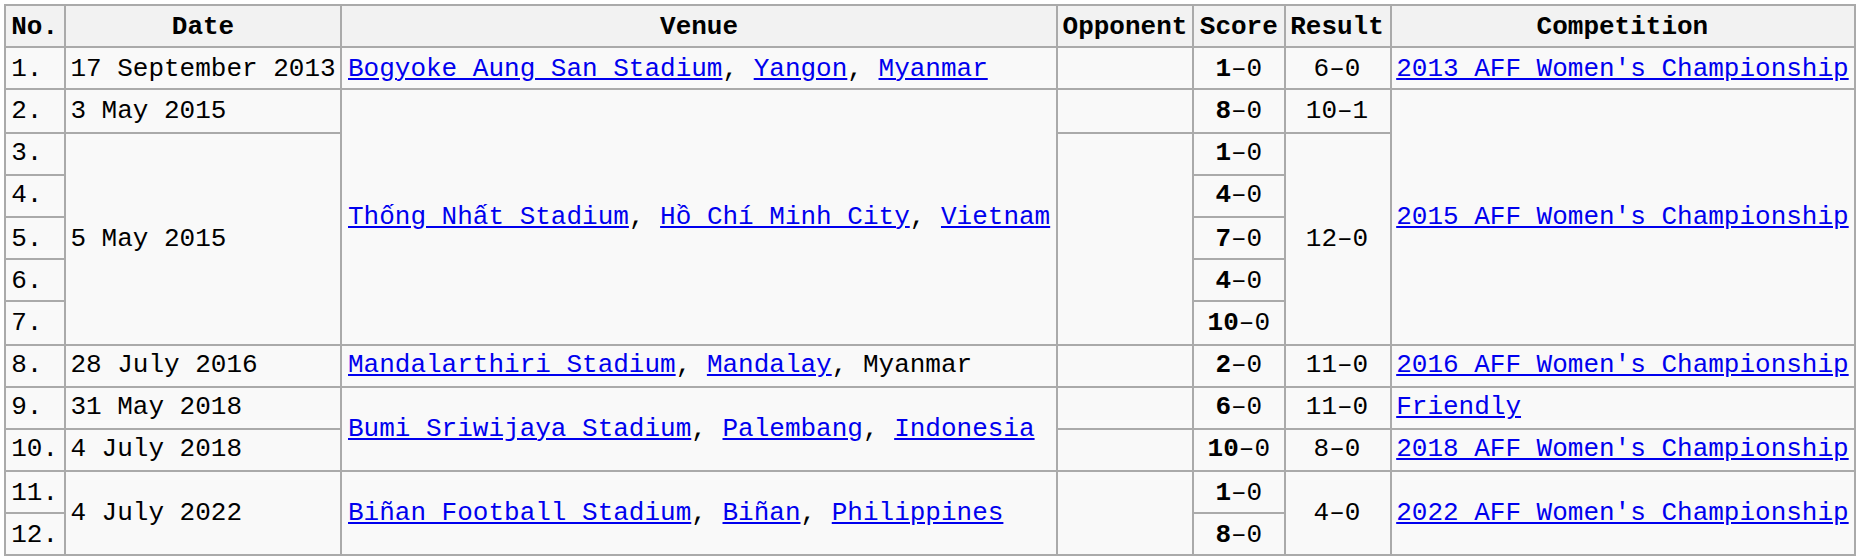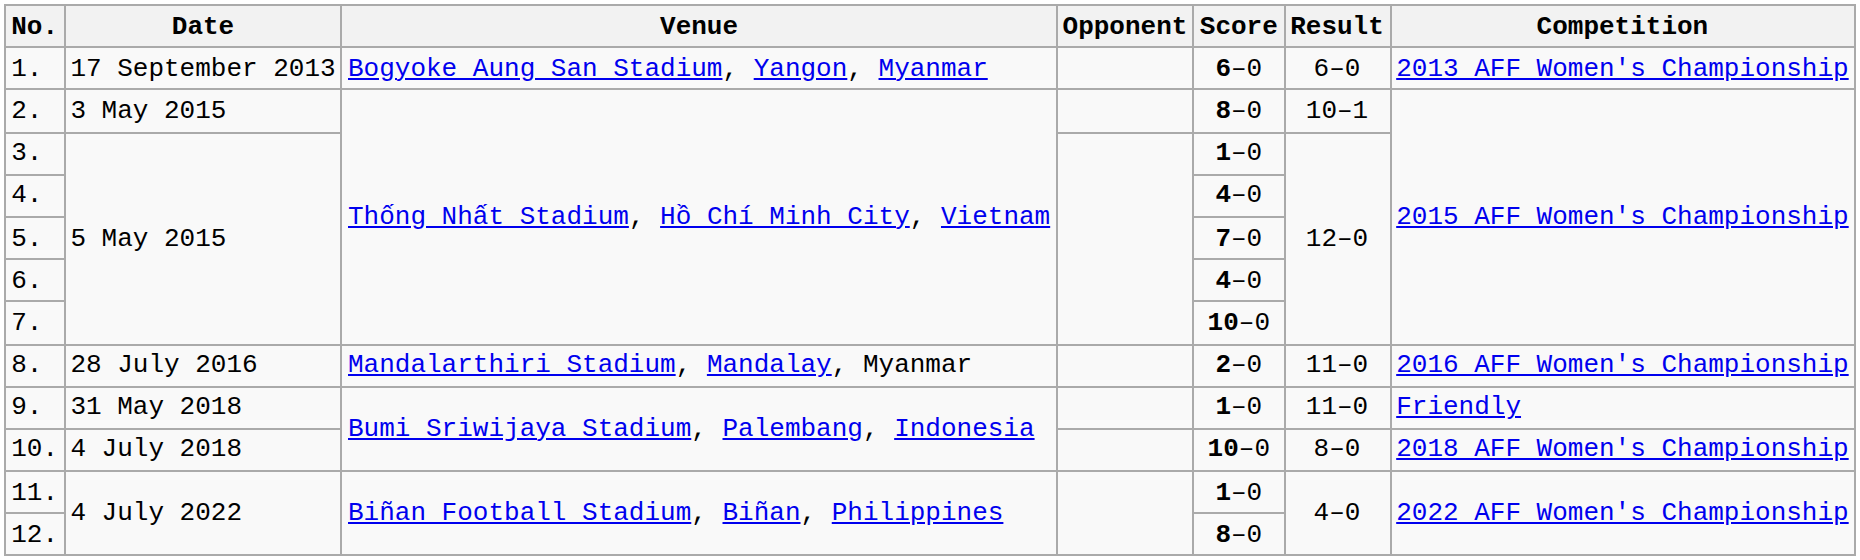(1239, 69) 1–0 -> (1239, 69) 6–0
(1239, 408) 6–0 -> (1239, 408) 1–0
